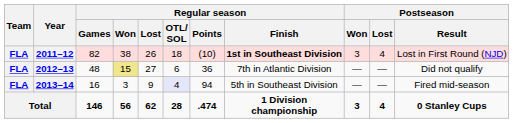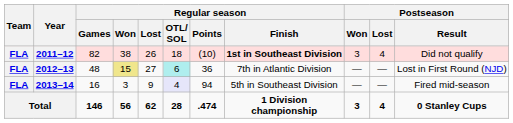(452, 54) Lost in First Round (NJD) -> (452, 54) Did not qualify
(177, 69) no background -> (177, 69) paleturquoise background
(452, 69) Did not qualify -> (452, 69) Lost in First Round (NJD)
